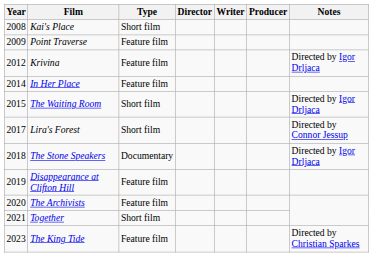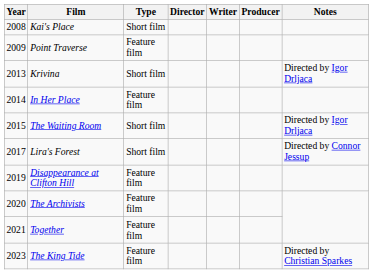(16, 63) 2012 -> (16, 73) 2013
(144, 63) Feature film -> (146, 73) Short film
- row: (68, 156)
(141, 218) Short film -> (141, 230) Feature film
